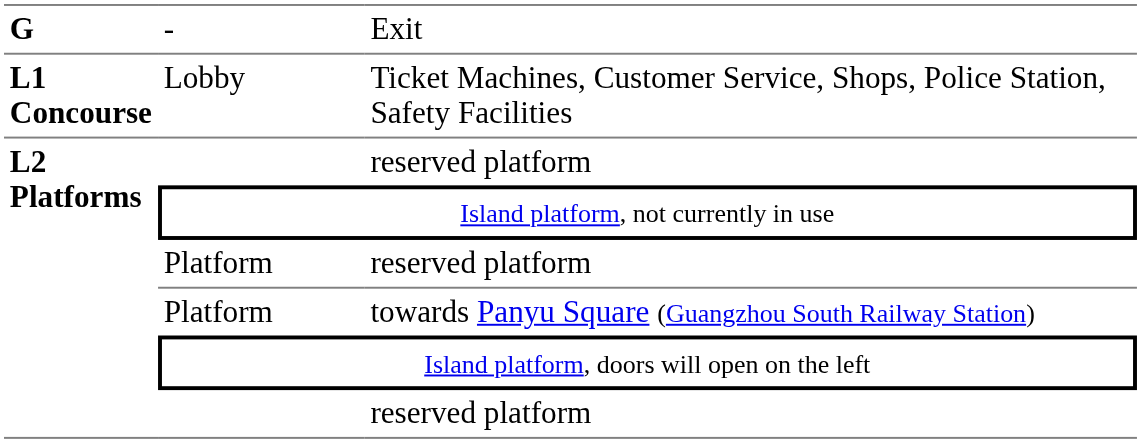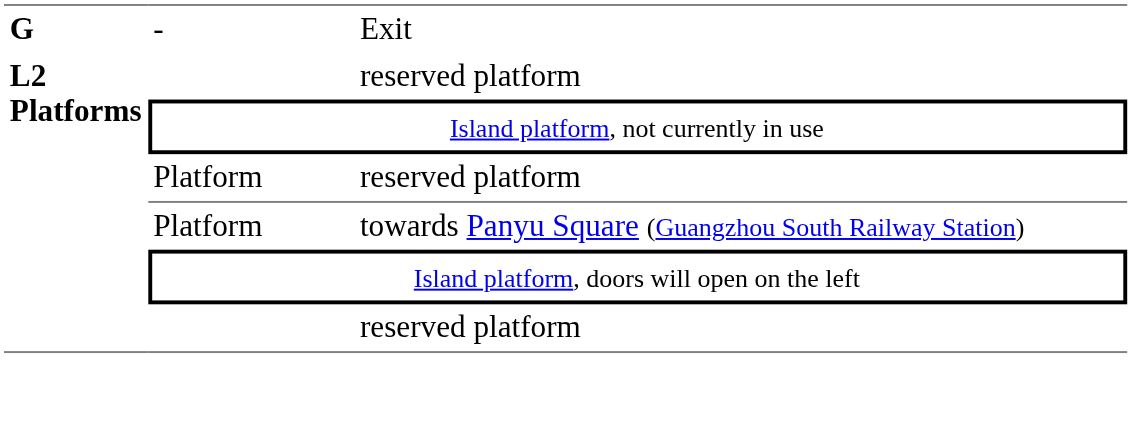- row: (204, 77)
